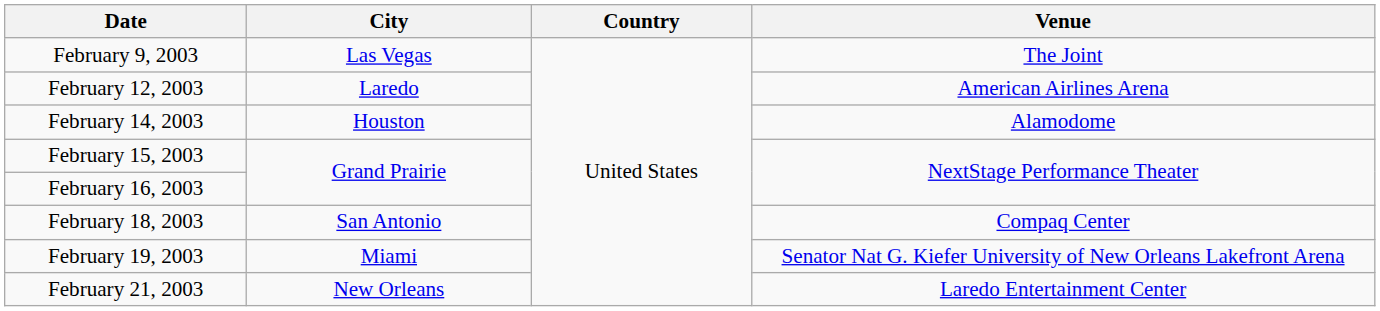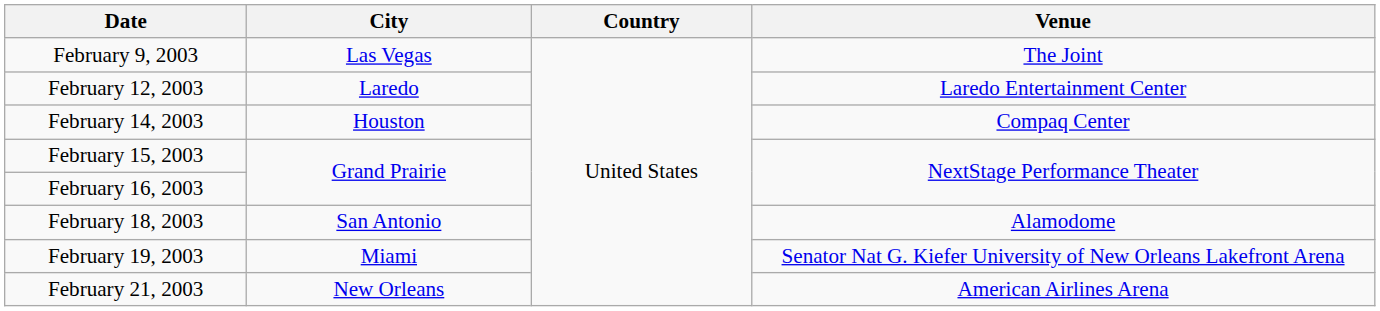(1063, 88) American Airlines Arena -> (1063, 88) Laredo Entertainment Center
(1063, 121) Alamodome -> (1063, 121) Compaq Center
(1063, 222) Compaq Center -> (1063, 222) Alamodome
(1063, 289) Laredo Entertainment Center -> (1063, 289) American Airlines Arena
